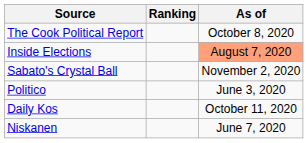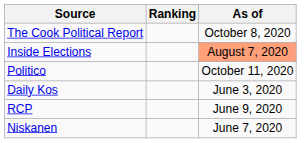- row: (62, 71)
(251, 90) June 3, 2020 -> (248, 71) October 11, 2020
(251, 109) October 11, 2020 -> (248, 90) June 3, 2020
+ row: (20, 109)
